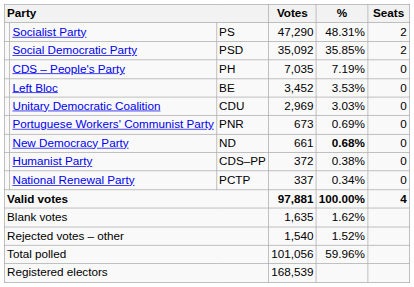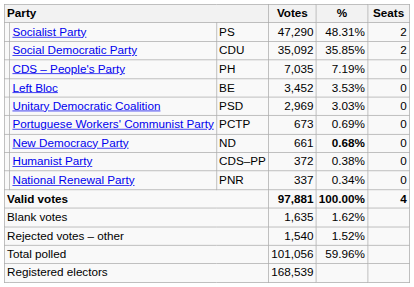(231, 50) PSD -> (232, 50) CDU
(232, 106) CDU -> (231, 106) PSD
(231, 124) PNR -> (235, 124) PCTP
(235, 180) PCTP -> (231, 180) PNR
